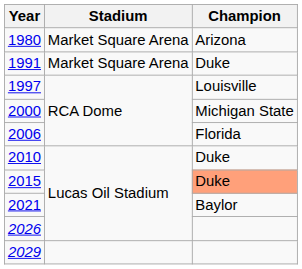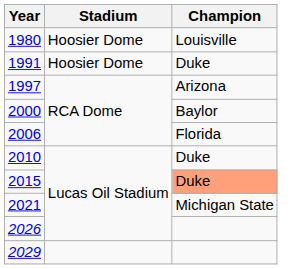(118, 39) Market Square Arena -> (95, 39) Hoosier Dome
(221, 39) Arizona -> (206, 39) Louisville
(118, 63) Market Square Arena -> (95, 63) Hoosier Dome
(226, 87) Louisville -> (201, 87) Arizona
(245, 110) Michigan State -> (197, 110) Baylor
(216, 205) Baylor -> (225, 205) Michigan State
